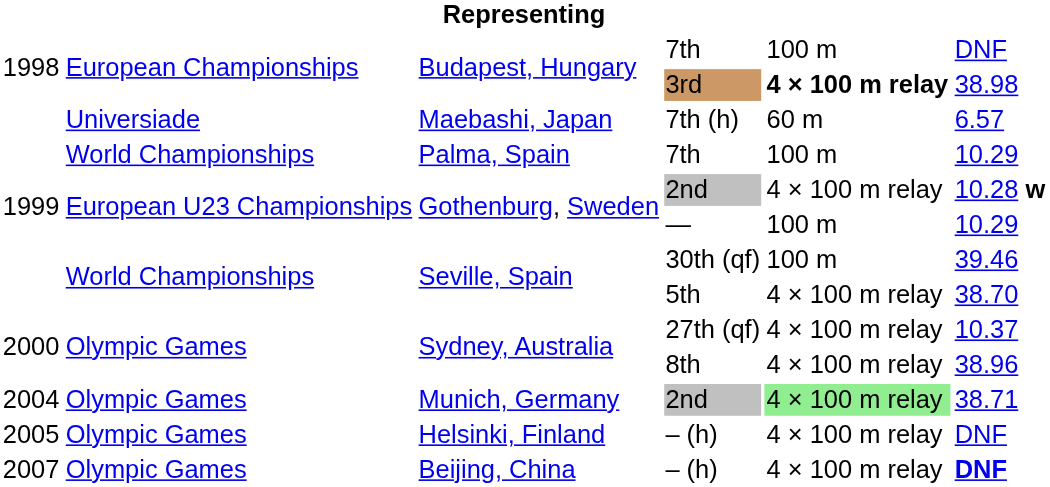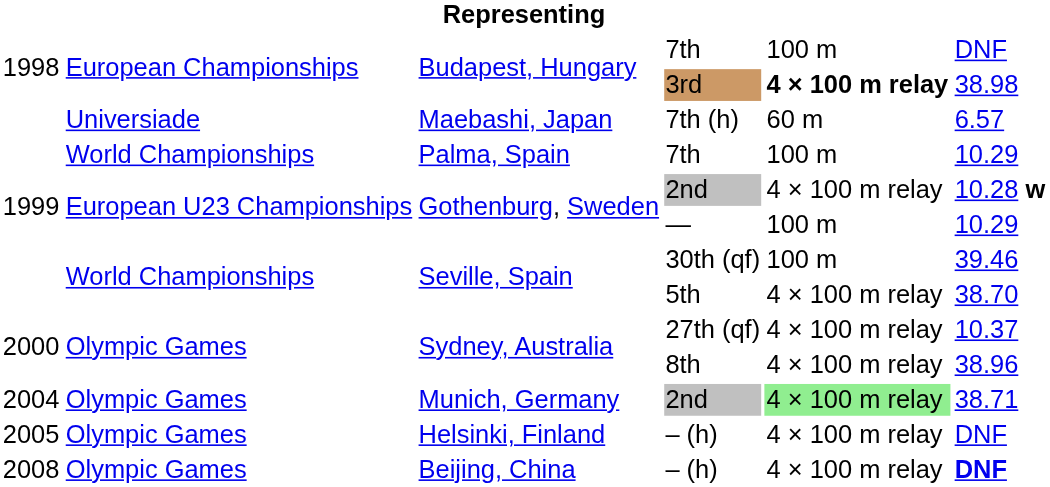(31, 469) 2007 -> (31, 469) 2008
